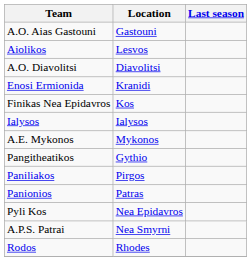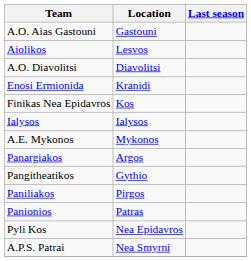+ row: (35, 157)
- row: (21, 247)
